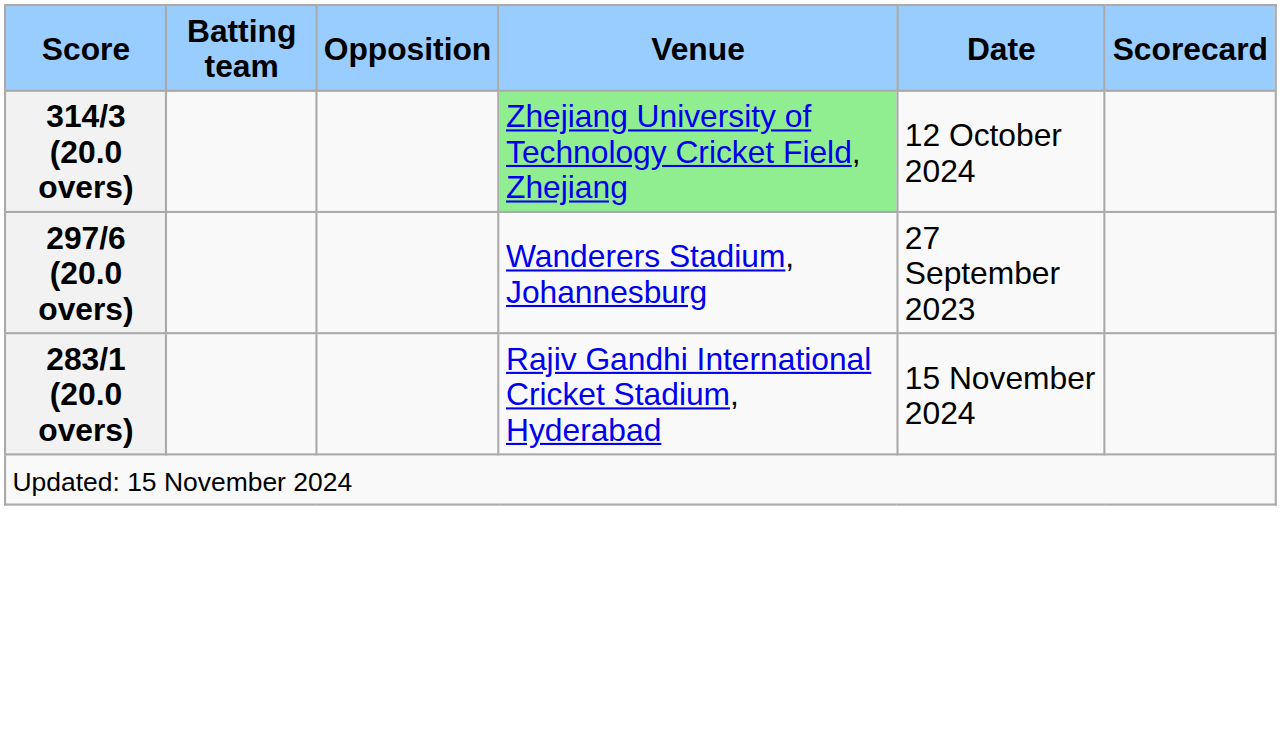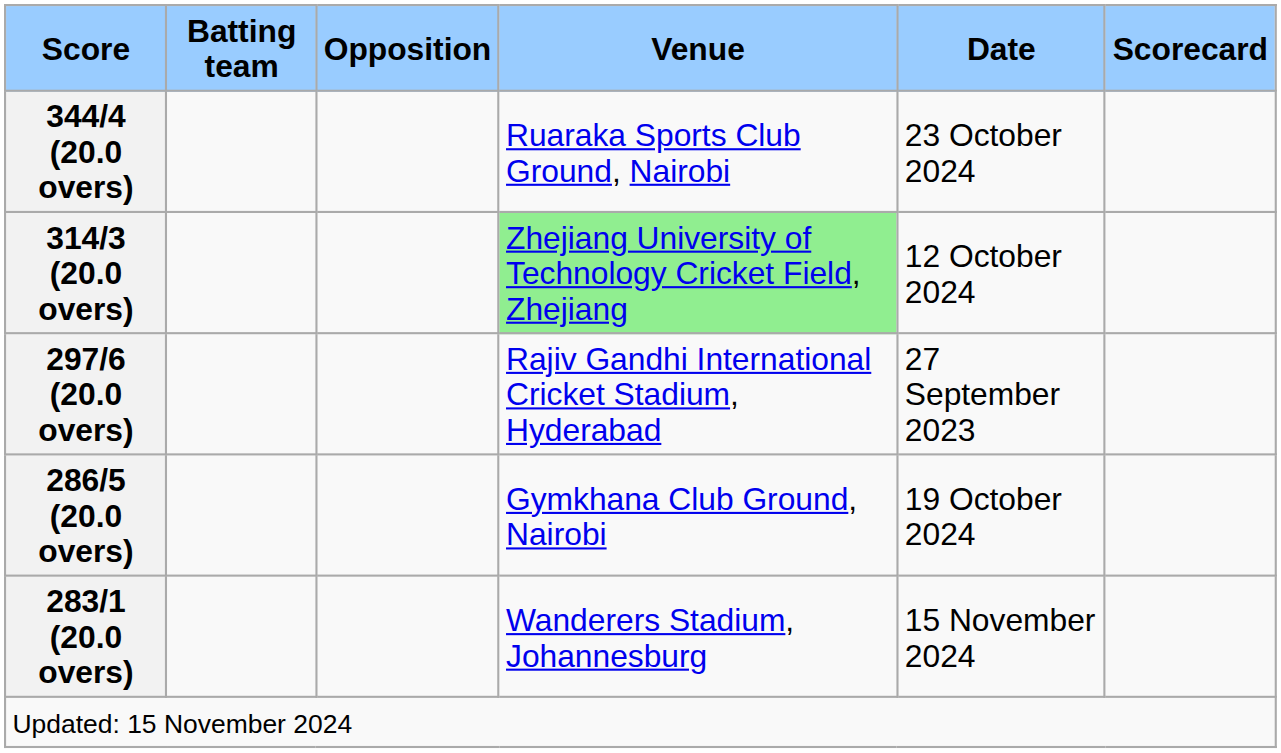+ row: (86, 152)
(650, 273) Wanderers Stadium, Johannesburg -> (689, 394) Rajiv Gandhi International Cricket Stadium, Hyderabad
+ row: (86, 516)
(689, 394) Rajiv Gandhi International Cricket Stadium, Hyderabad -> (650, 637) Wanderers Stadium, Johannesburg
